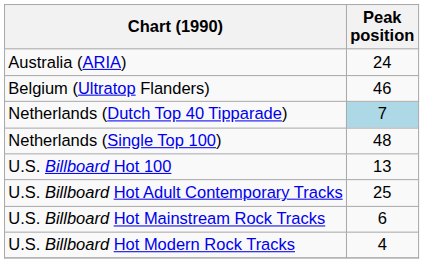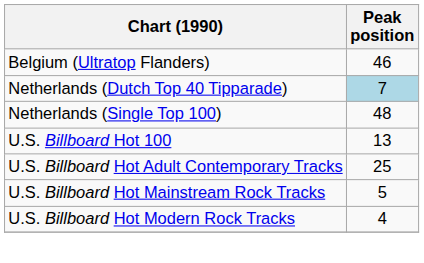- row: (67, 62)
(382, 219) 6 -> (382, 192) 5
